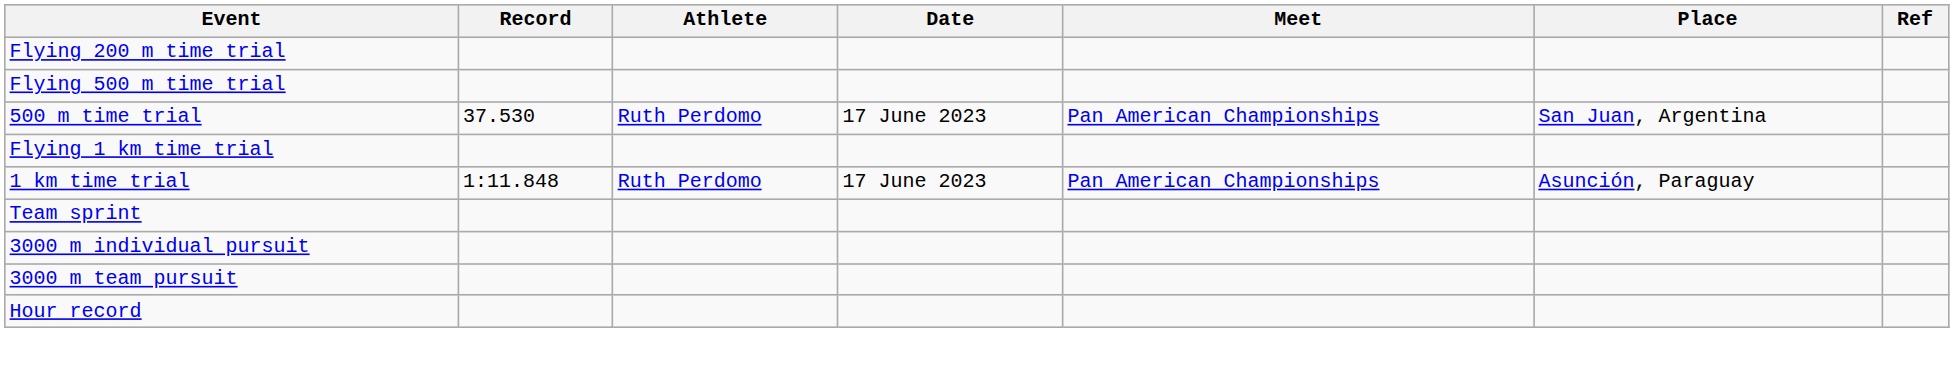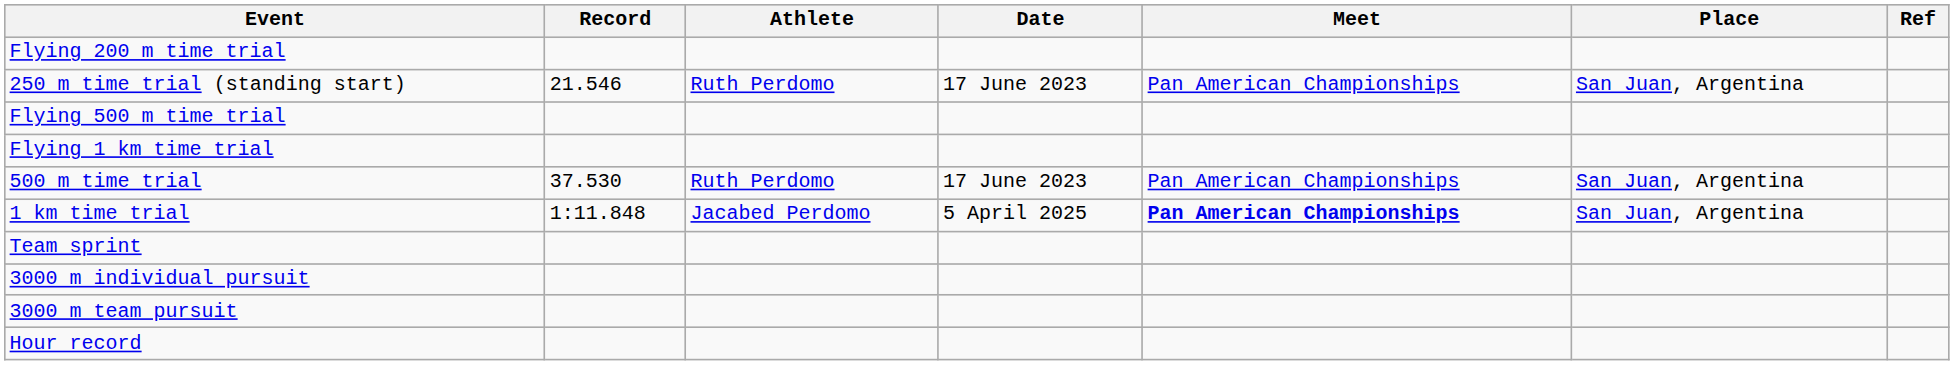+ row: (208, 86)
rows swapped: (106, 118) <-> (142, 150)
(690, 183) Ruth Perdomo -> (781, 215) Jacabed Perdomo
(915, 183) 17 June 2023 -> (1015, 215) 5 April 2025
(1223, 183) normal -> (1304, 215) bold
(1646, 183) Asunción, Paraguay -> (1690, 215) San Juan, Argentina
